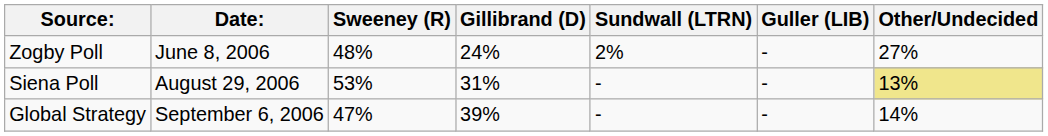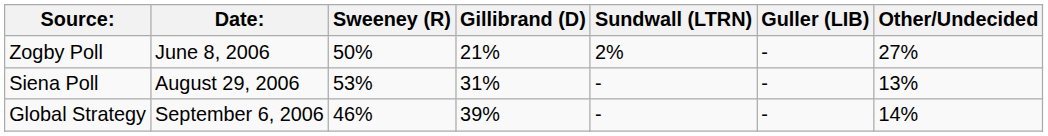(353, 51) 48% -> (353, 51) 50%
(480, 51) 24% -> (480, 51) 21%
(898, 83) khaki background -> (898, 83) no background
(353, 114) 47% -> (353, 114) 46%
